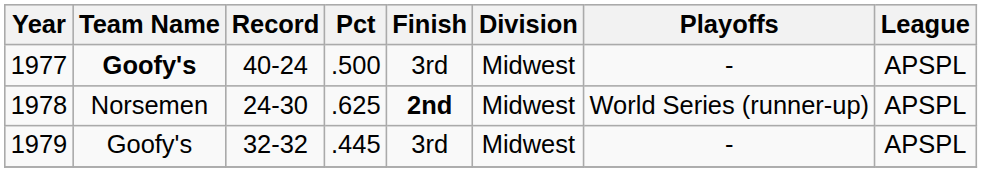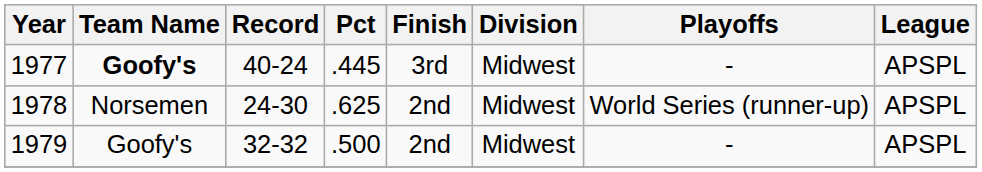(356, 65) .500 -> (356, 65) .445
(430, 105) bold -> (430, 105) normal
(356, 145) .445 -> (356, 145) .500
(430, 145) 3rd -> (430, 145) 2nd
